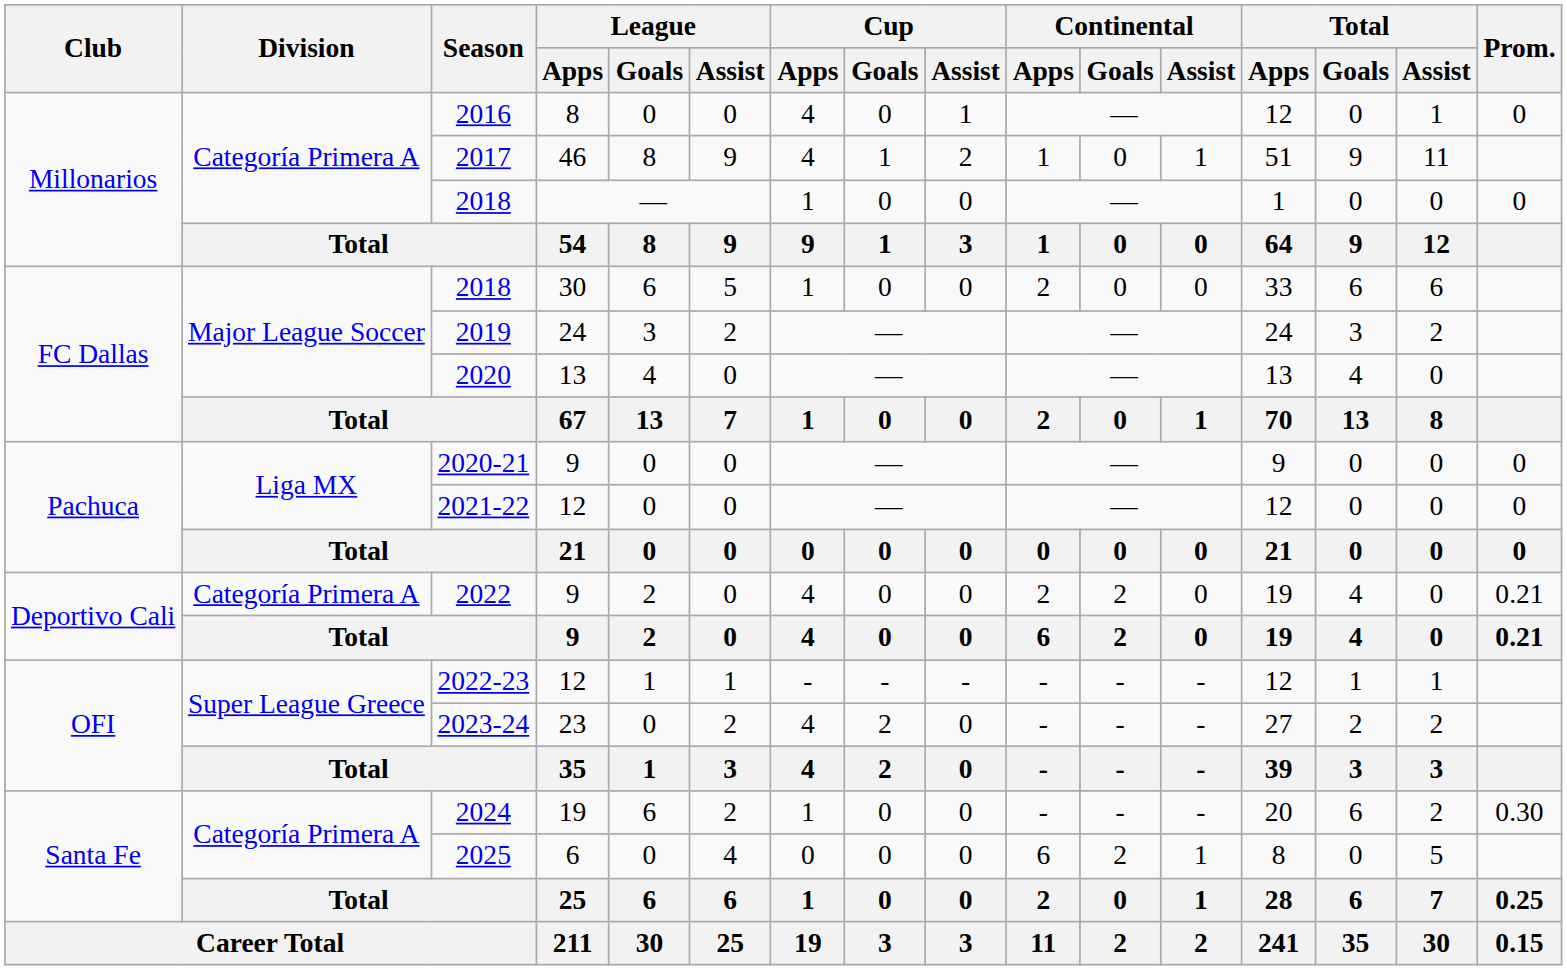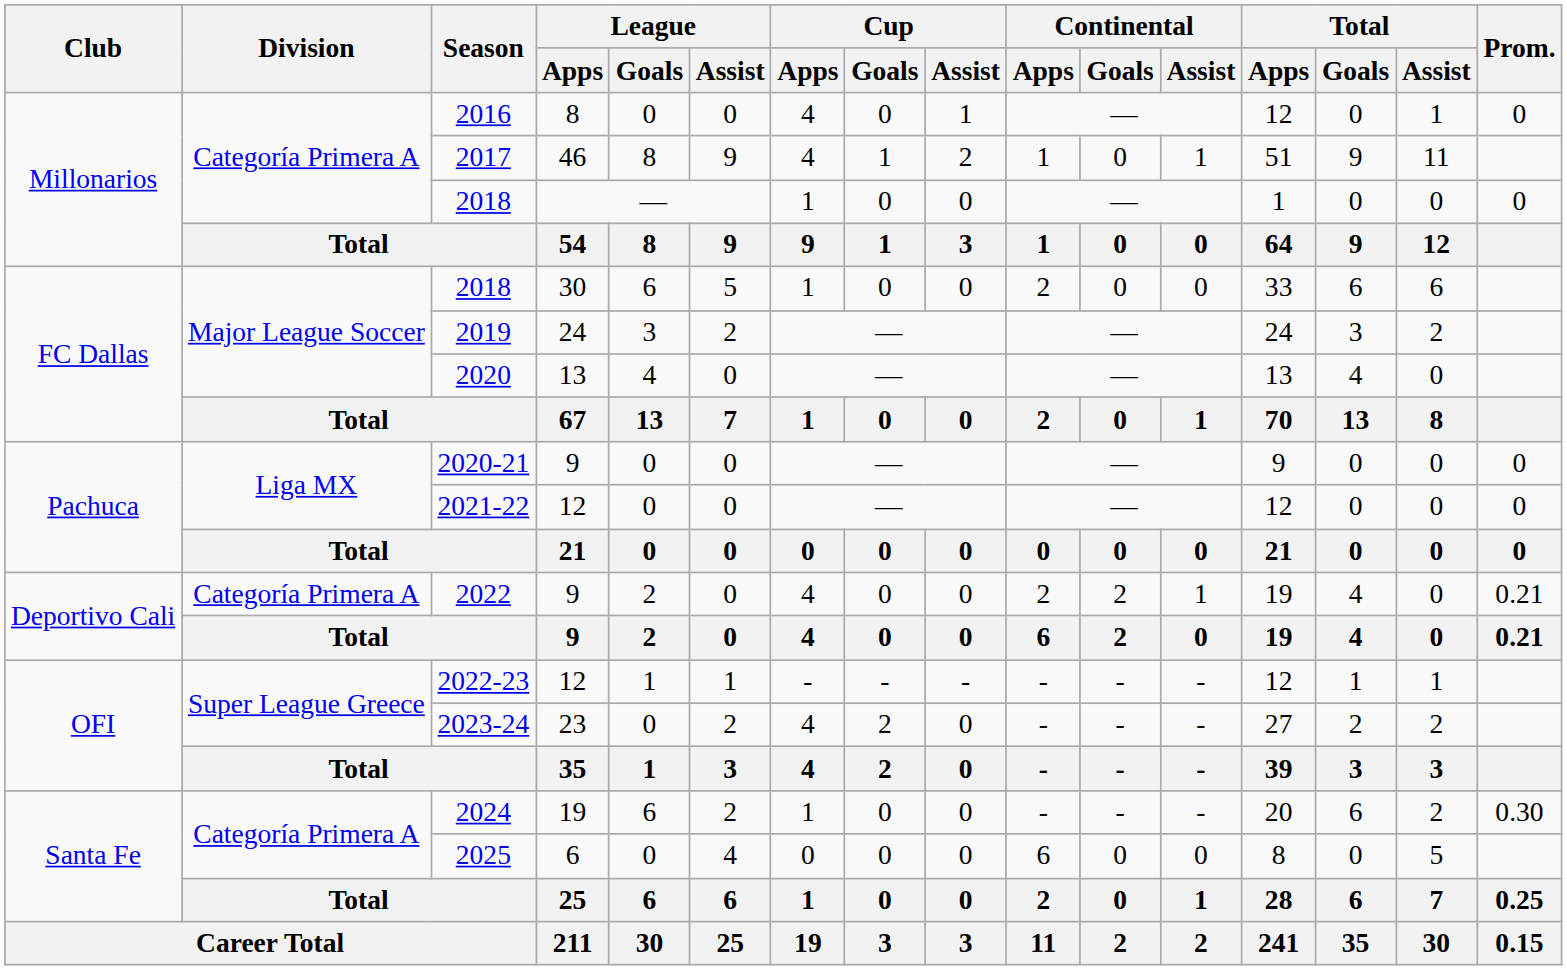(1201, 593) 0 -> (1201, 593) 1
(1120, 855) 2 -> (1120, 855) 0
(1201, 855) 1 -> (1201, 855) 0
